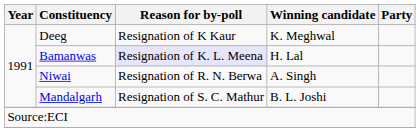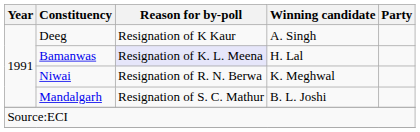(303, 35) K. Meghwal -> (293, 35) A. Singh
(293, 76) A. Singh -> (303, 76) K. Meghwal
